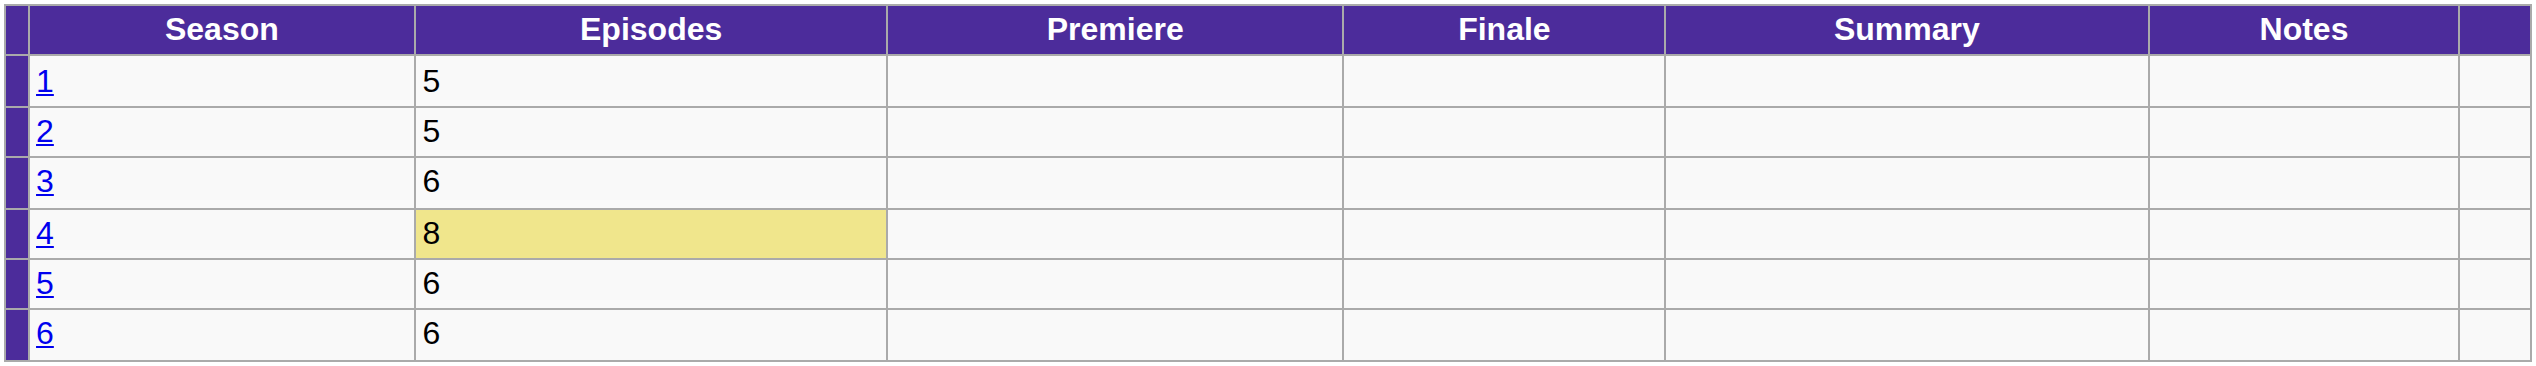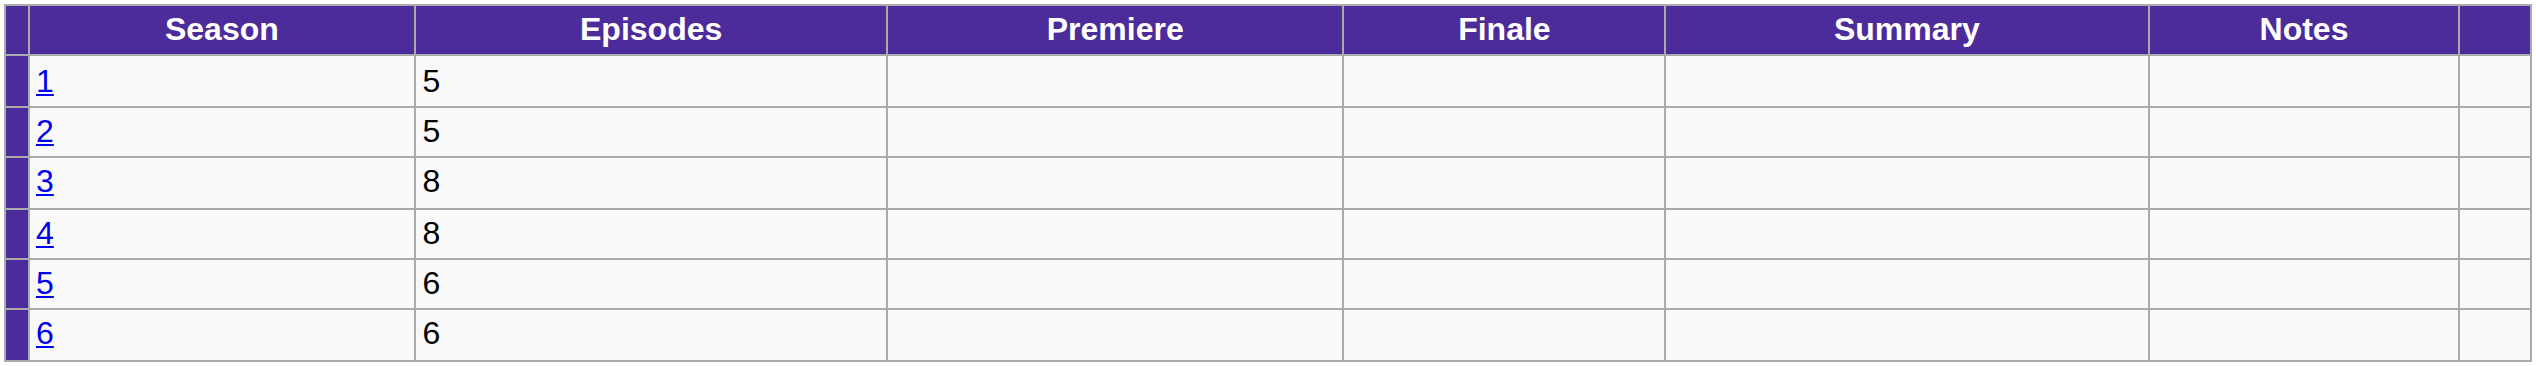(431, 182) 6 -> (431, 182) 8
(431, 232) khaki background -> (431, 232) no background
